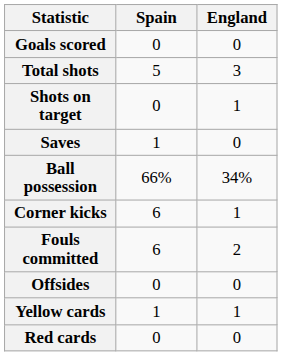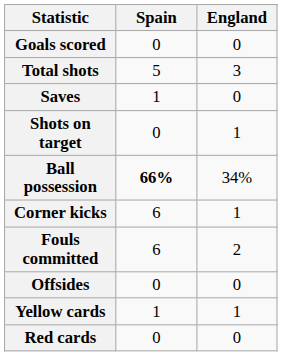rows swapped: (60, 106) <-> (60, 141)
(156, 177) normal -> (156, 177) bold
